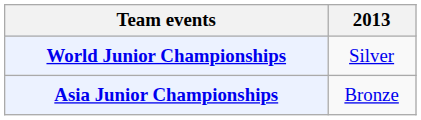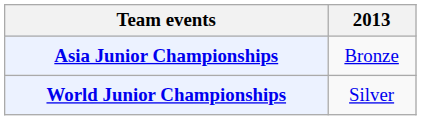rows swapped: (166, 94) <-> (166, 55)
